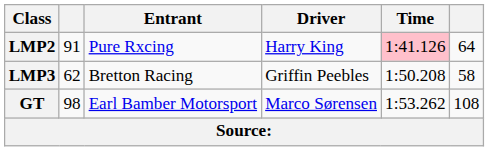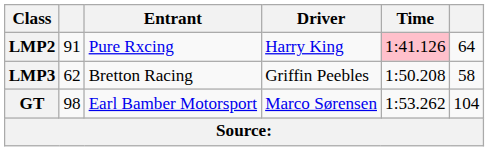(466, 103) 108 -> (466, 103) 104
